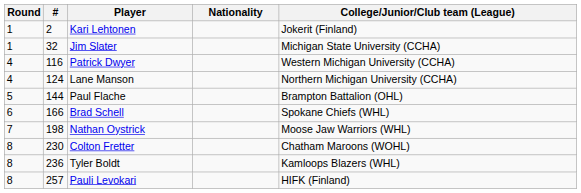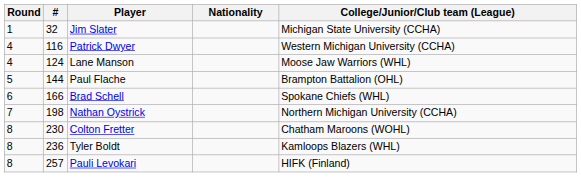- row: (103, 29)
(369, 79) Northern Michigan University (CCHA) -> (346, 63) Moose Jaw Warriors (WHL)
(346, 130) Moose Jaw Warriors (WHL) -> (369, 113) Northern Michigan University (CCHA)
